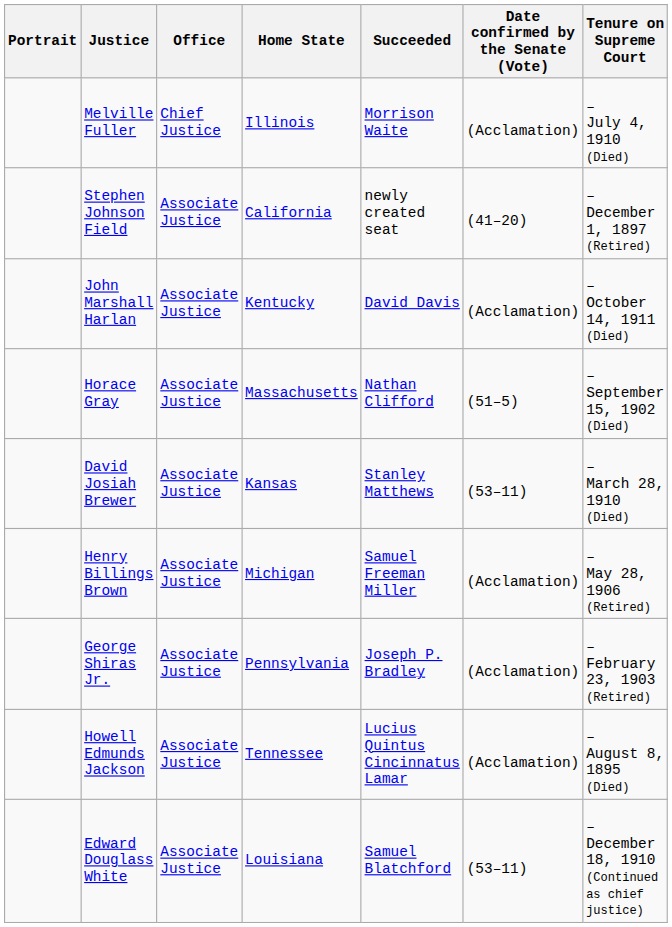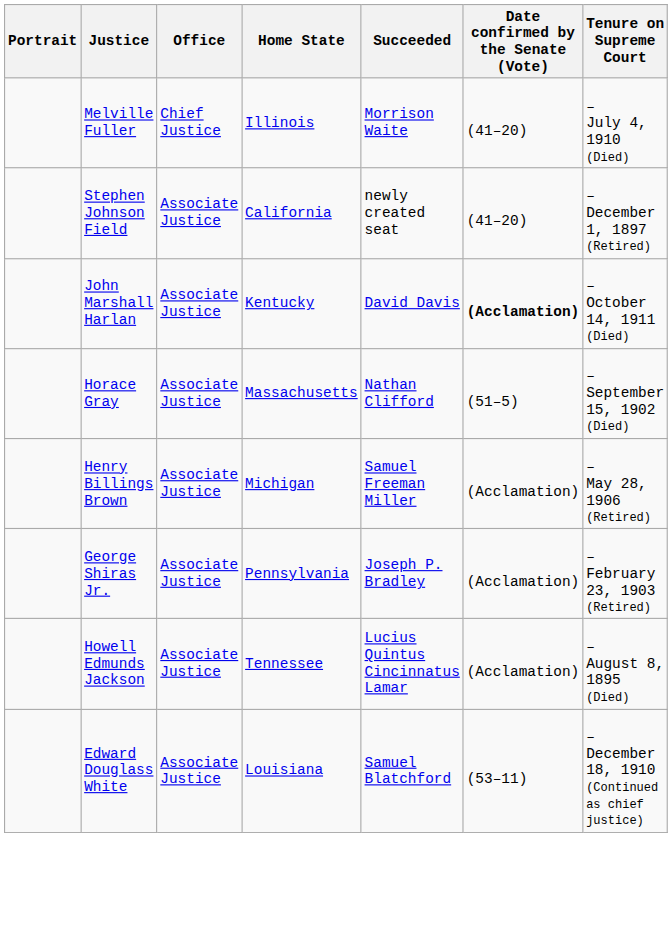(523, 131) (Acclamation) -> (497, 131) (41–20)
(523, 312) normal -> (523, 312) bold
- row: (110, 484)
